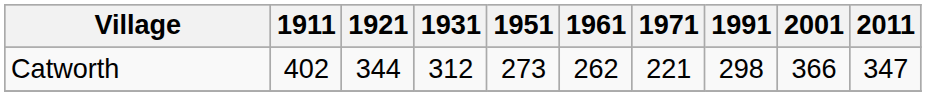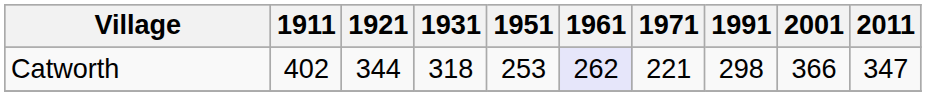(451, 68) 312 -> (451, 68) 318
(523, 68) 273 -> (523, 68) 253
(596, 68) no background -> (596, 68) lavender background
